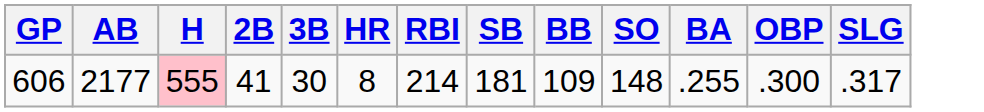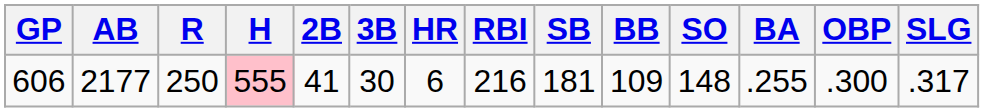+ column: (192, 29)
(367, 80) 8 -> (435, 80) 6
(432, 80) 214 -> (500, 80) 216
